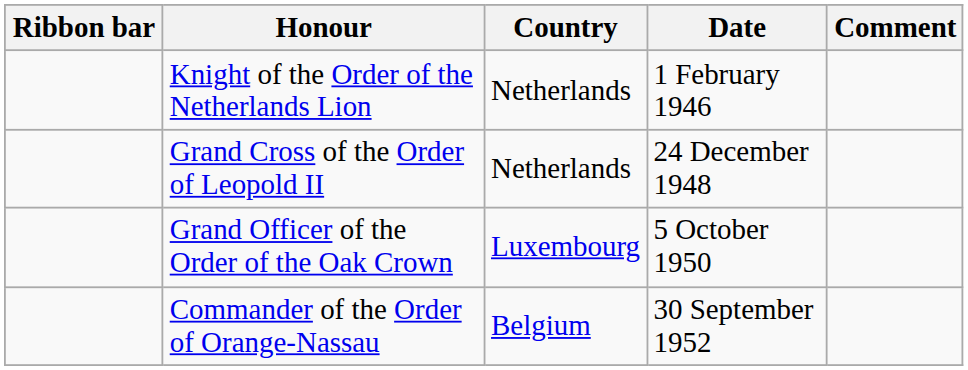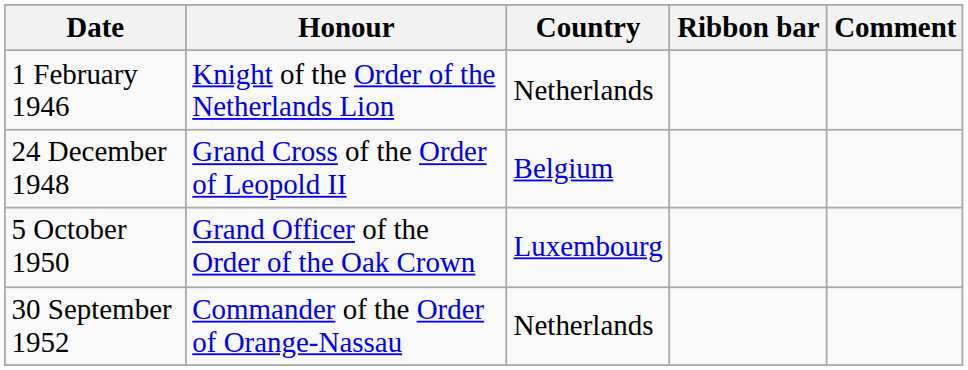columns swapped: (84, 27) <-> (737, 27)
(561, 168) Netherlands -> (563, 168) Belgium
(541, 325) Belgium -> (584, 325) Netherlands
